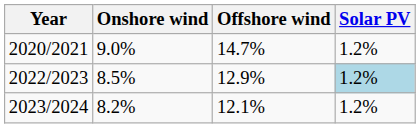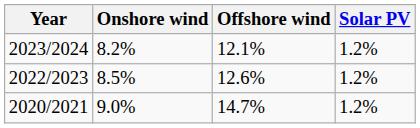rows swapped: (49, 48) <-> (49, 107)
(241, 78) 12.9% -> (241, 78) 12.6%
(358, 78) lightblue background -> (358, 78) no background
